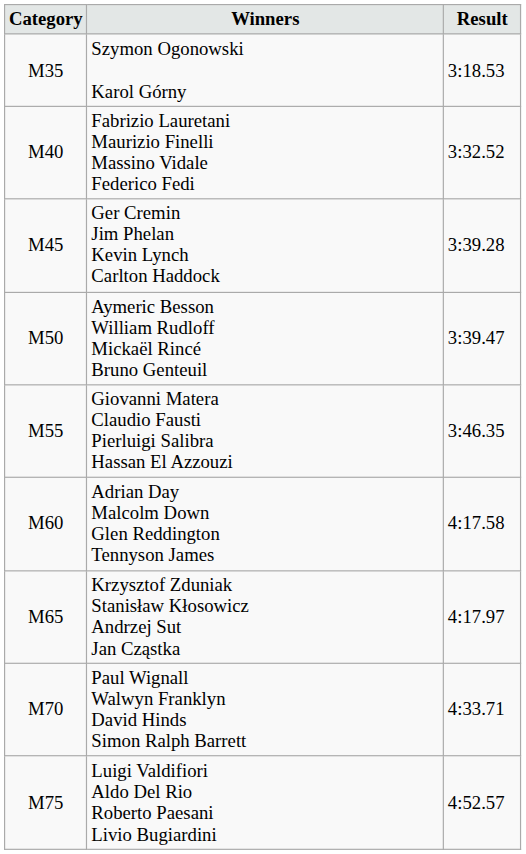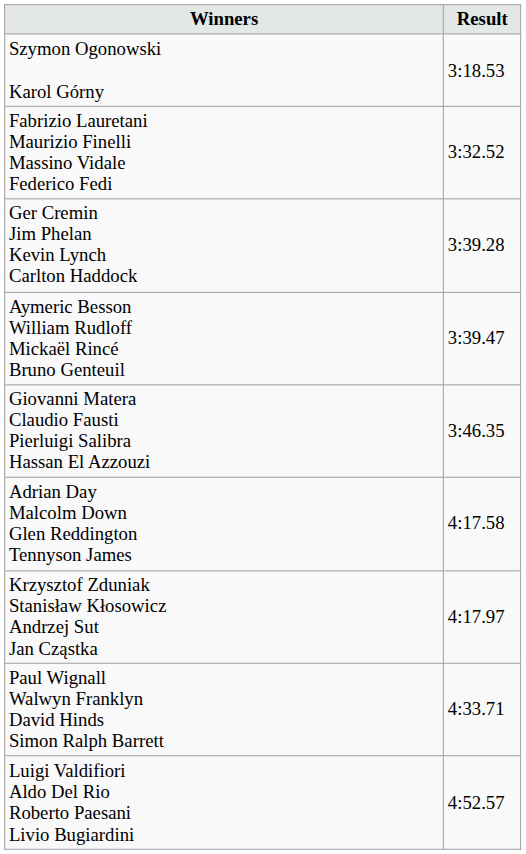- column: (46, 19)
